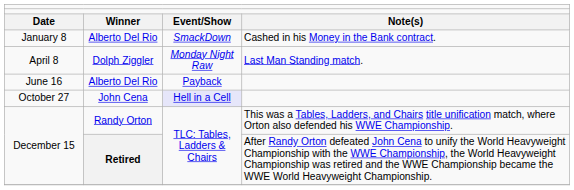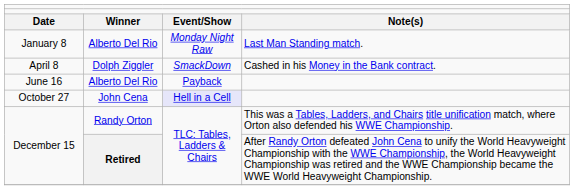(202, 38) SmackDown -> (202, 44) Monday Night Raw
(340, 38) Cashed in his Money in the Bank contract. -> (303, 44) Last Man Standing match.
(202, 60) Monday Night Raw -> (202, 66) SmackDown
(303, 60) Last Man Standing match. -> (340, 66) Cashed in his Money in the Bank contract.
